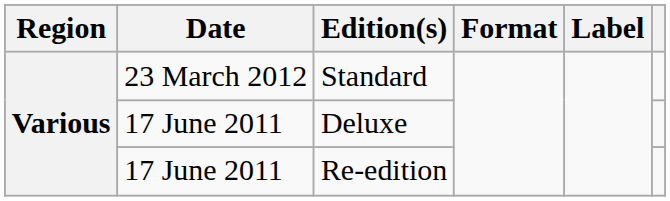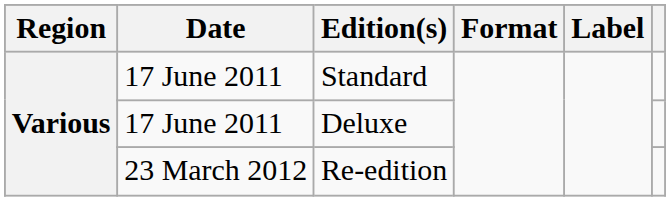(216, 75) 23 March 2012 -> (204, 75) 17 June 2011
(204, 170) 17 June 2011 -> (216, 170) 23 March 2012
